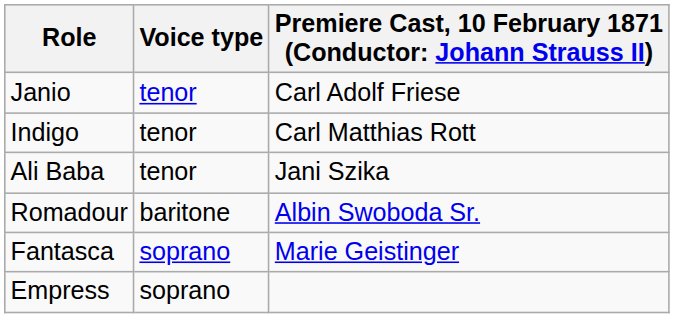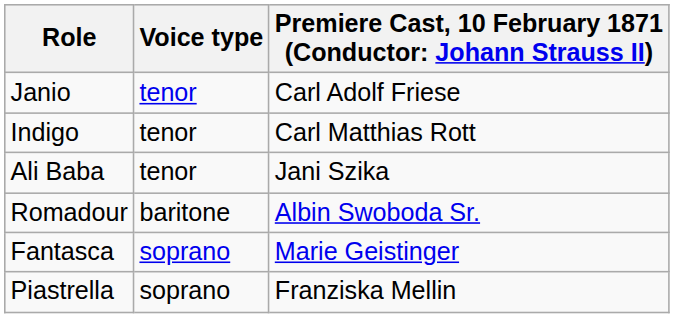+ row: (62, 291)
- row: (60, 291)
